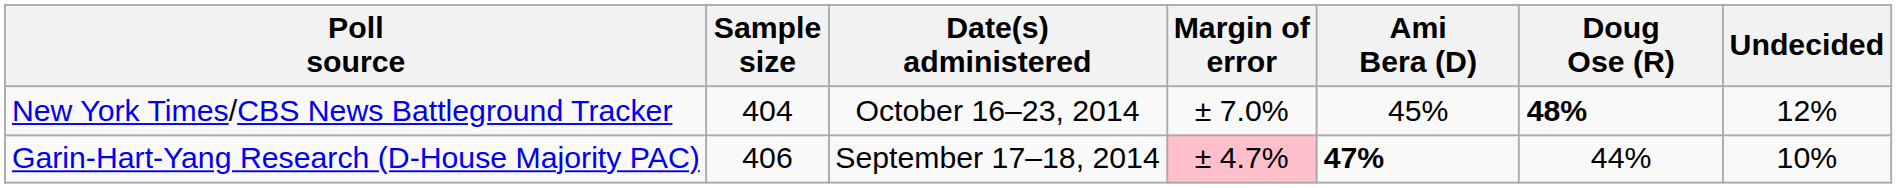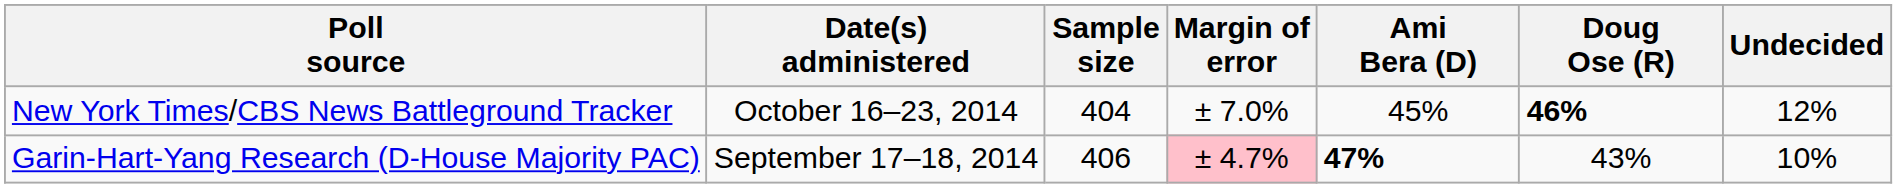columns swapped: (997, 45) <-> (768, 45)
(1557, 110) 48% -> (1557, 110) 46%
(1621, 158) 44% -> (1621, 158) 43%
